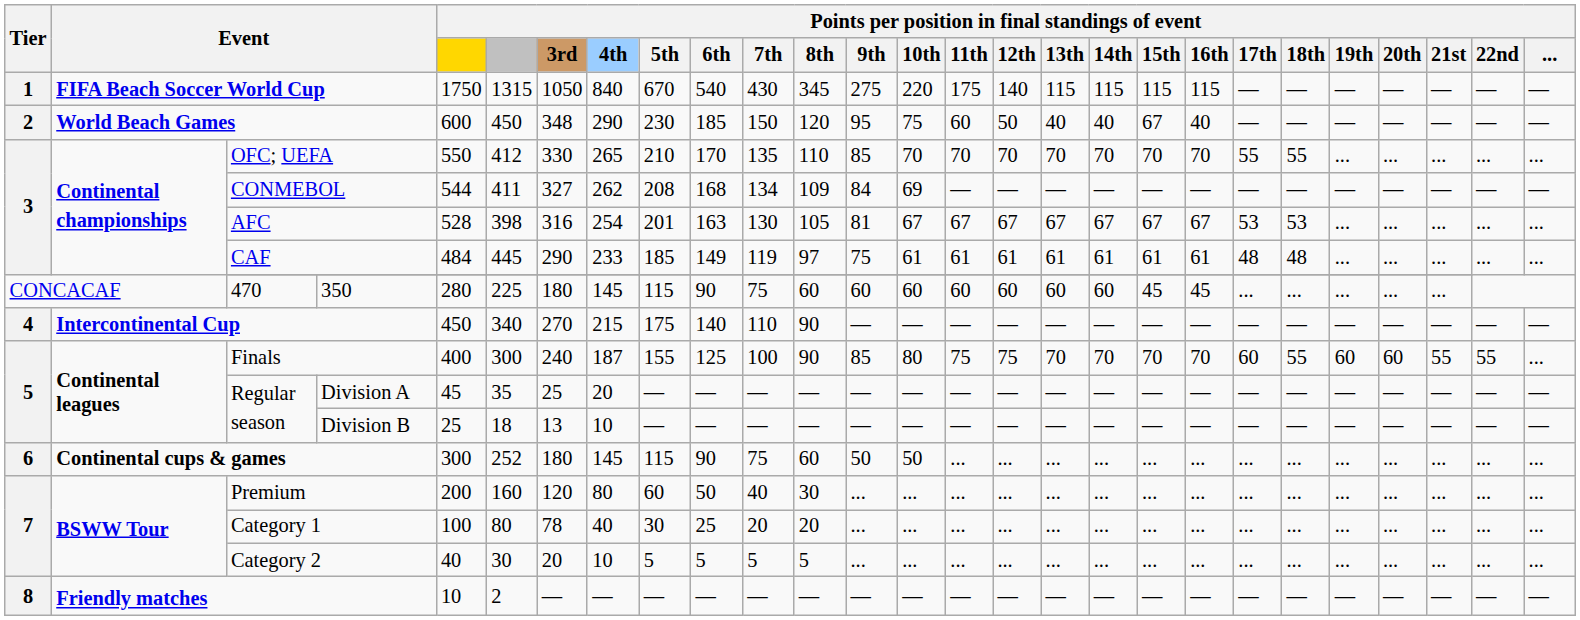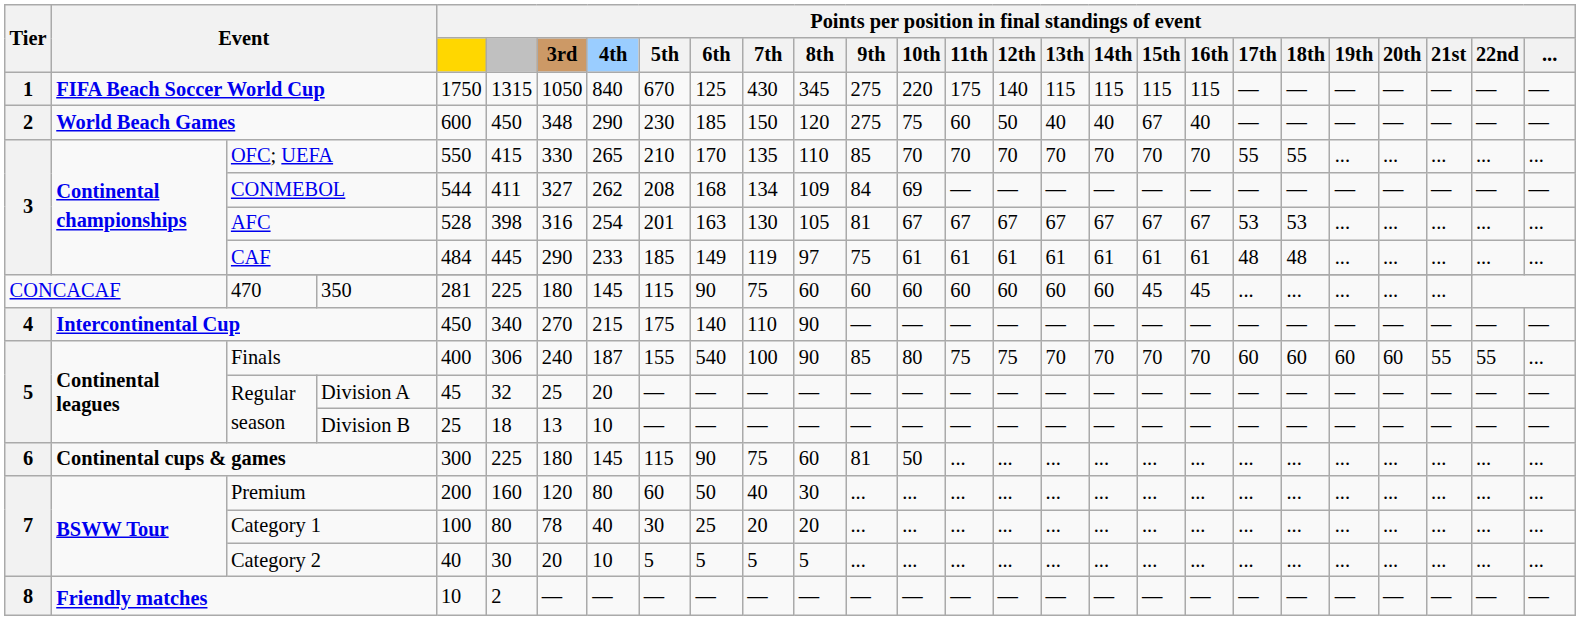(711, 88) 540 -> (711, 88) 125
(861, 121) 95 -> (866, 121) 275
(507, 155) 412 -> (507, 155) 415
(456, 290) 280 -> (456, 290) 281
(507, 357) 300 -> (507, 357) 306
(711, 357) 125 -> (711, 357) 540
(1297, 357) 55 -> (1297, 357) 60
(502, 391) 35 -> (502, 391) 32
(507, 458) 252 -> (507, 458) 225
(861, 458) 50 -> (861, 458) 81
